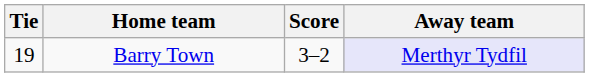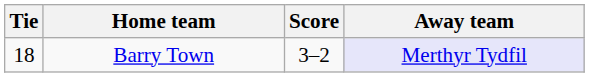(24, 54) 19 -> (24, 54) 18
